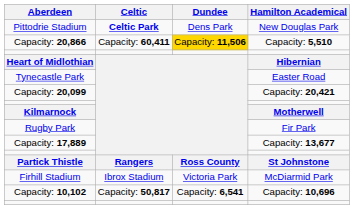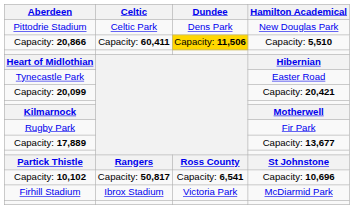(134, 27) bold -> (134, 27) normal
rows swapped: (50, 177) <-> (50, 192)
